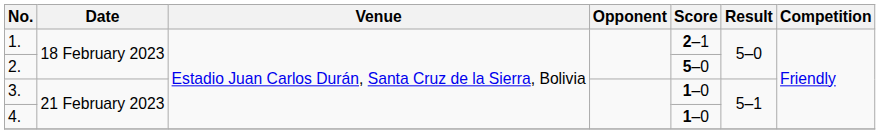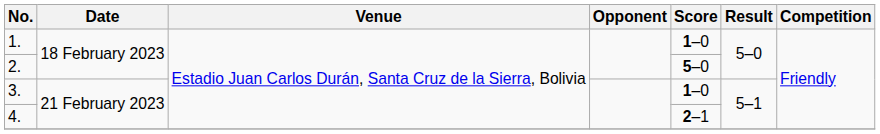(696, 41) 2–1 -> (696, 41) 1–0
(696, 116) 1–0 -> (696, 116) 2–1
